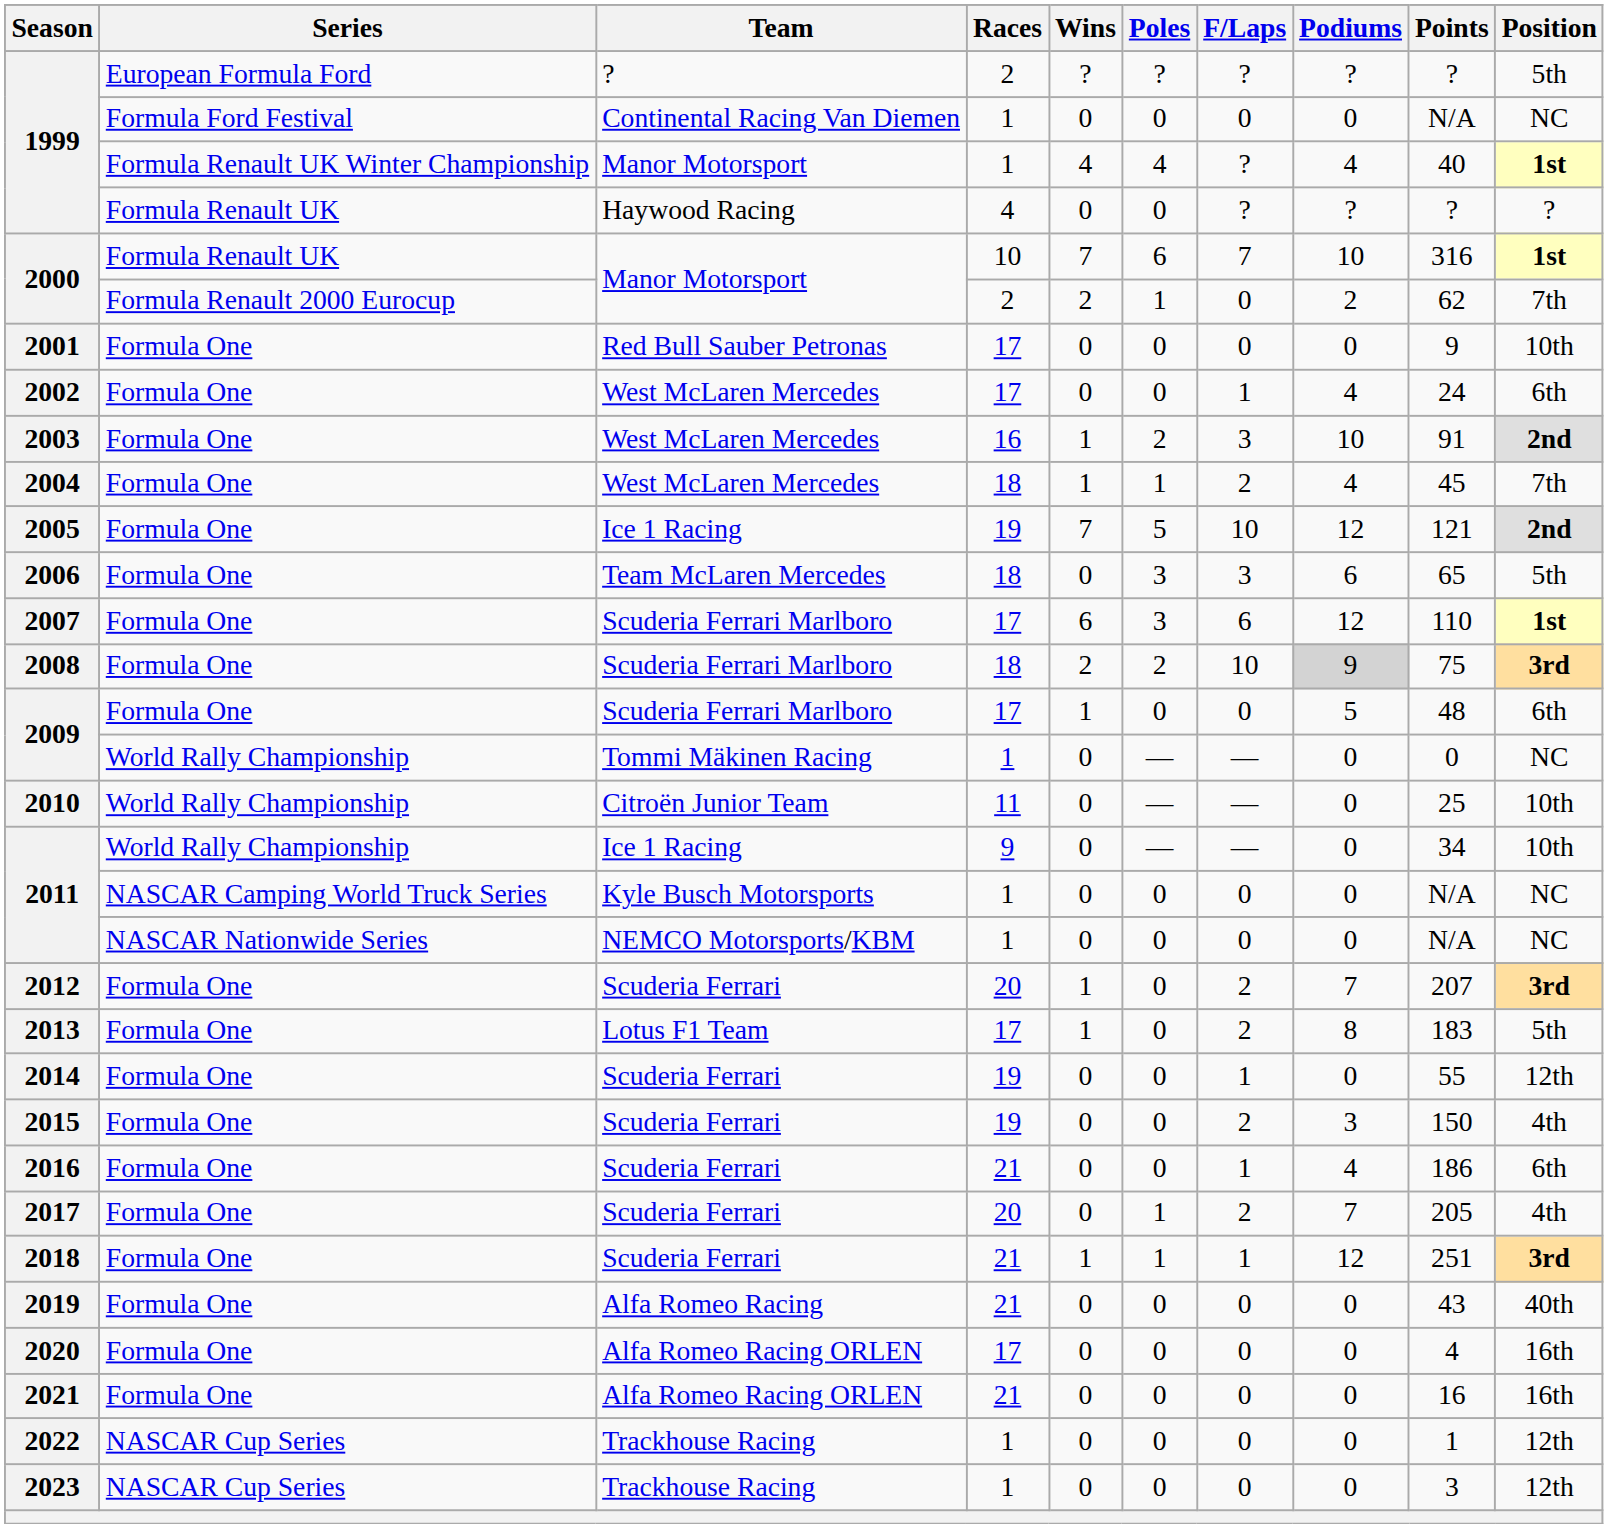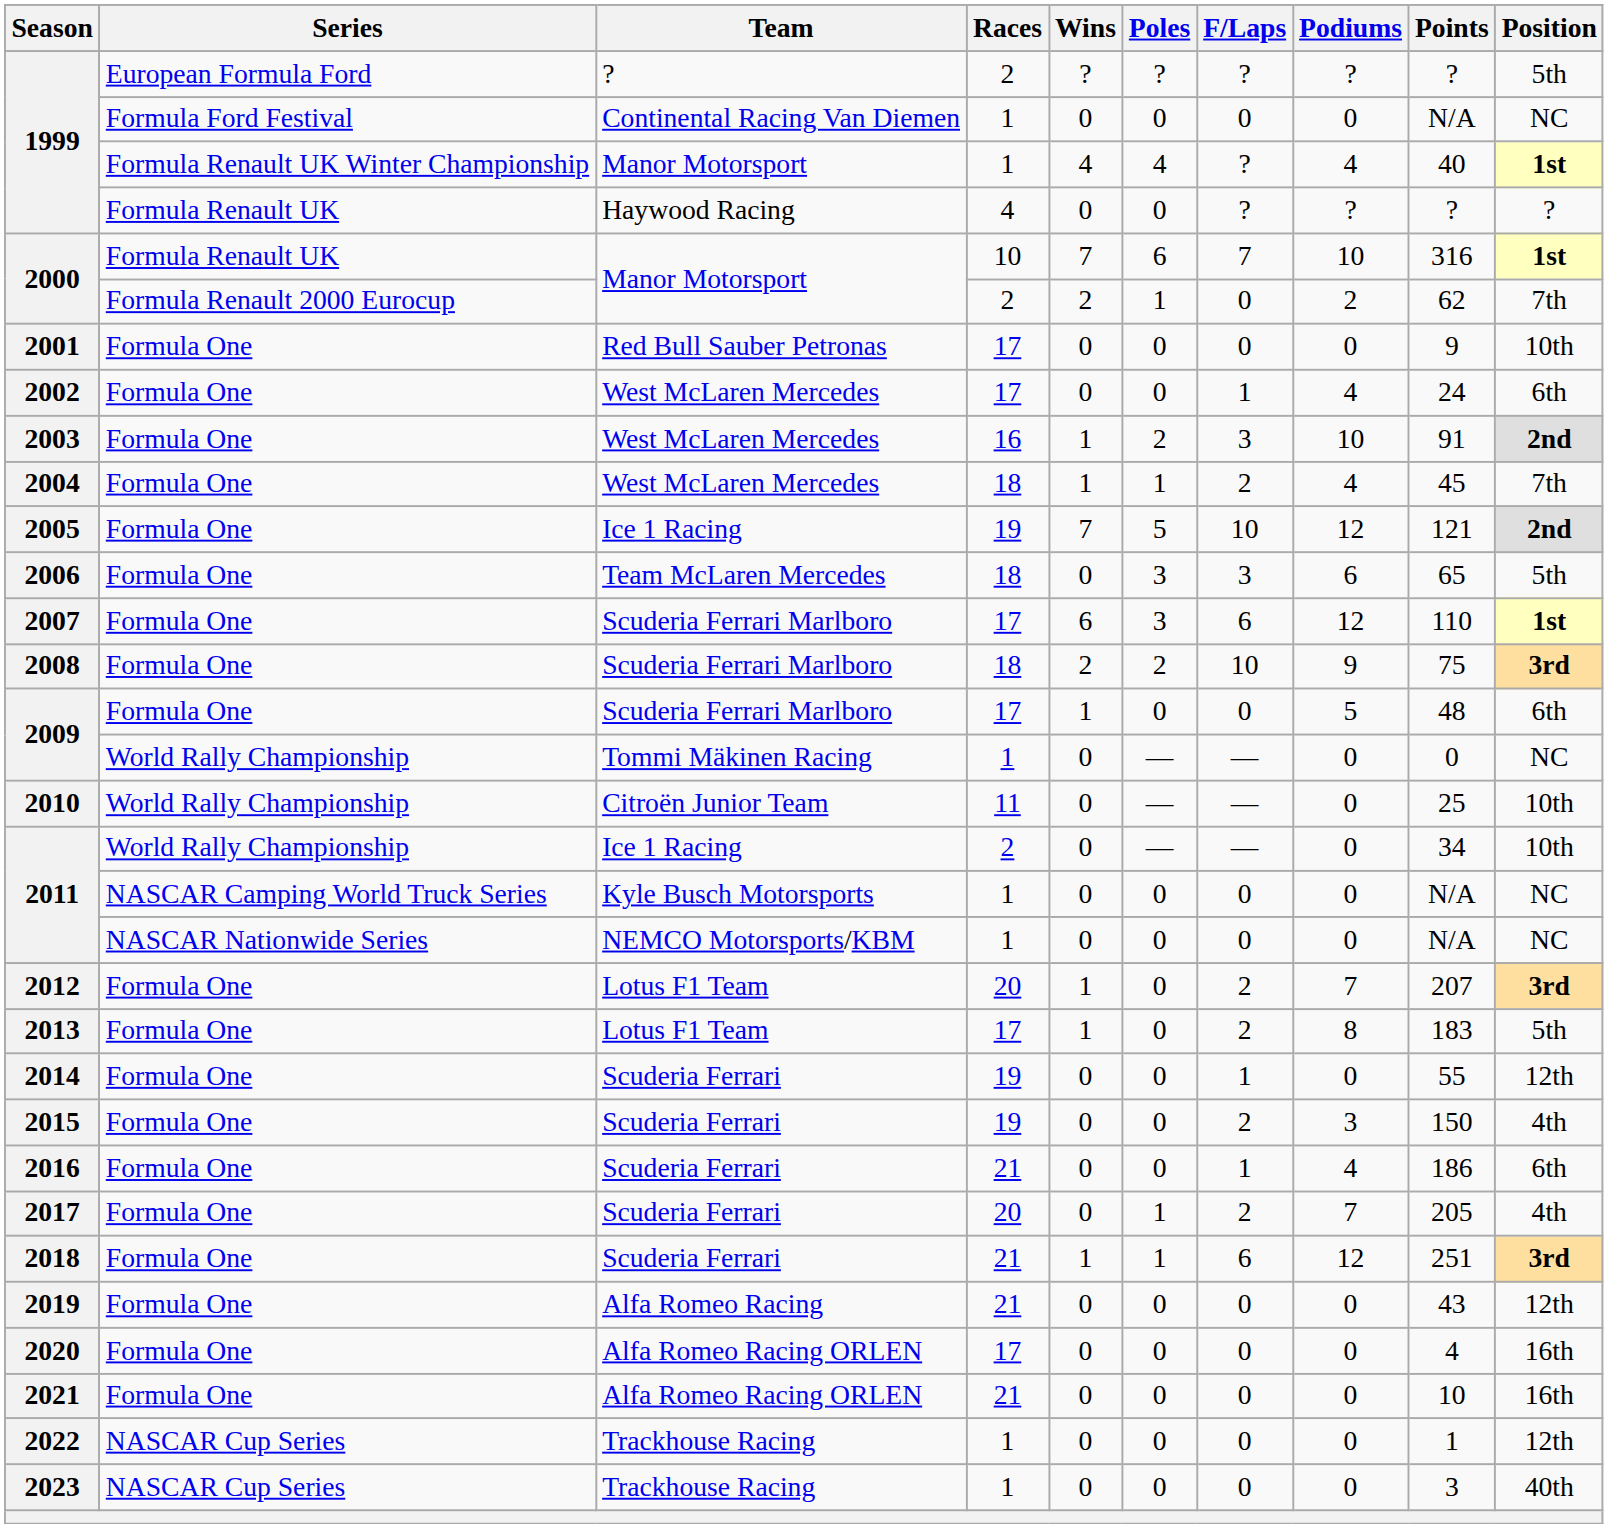(1351, 666) lightgrey background -> (1351, 666) no background
(1007, 848) 9 -> (1007, 848) 2
(692, 985) Scuderia Ferrari -> (685, 985) Lotus F1 Team
(1245, 1258) 1 -> (1245, 1258) 6
(1549, 1304) 40th -> (1549, 1304) 12th
(1452, 1395) 16 -> (1452, 1395) 10
(1549, 1486) 12th -> (1549, 1486) 40th
